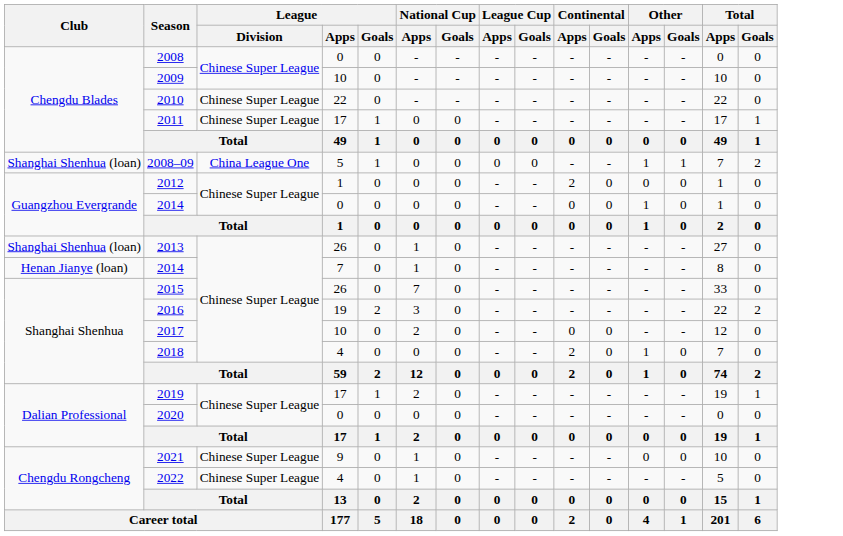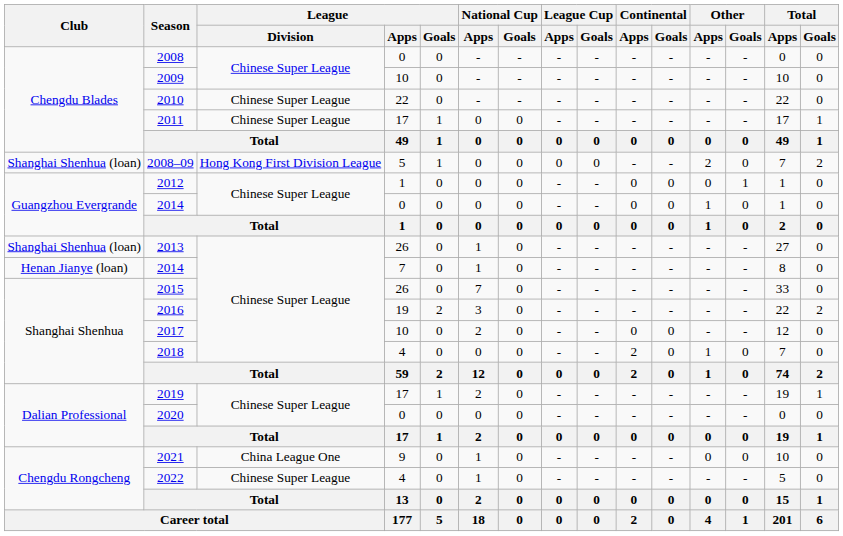(259, 162) China League One -> (290, 162) Hong Kong First Division League
(646, 162) 1 -> (708, 162) 2
(683, 162) 1 -> (745, 162) 0
(572, 183) 2 -> (634, 183) 0
(683, 183) 0 -> (745, 183) 1
(259, 457) Chinese Super League -> (290, 457) China League One
